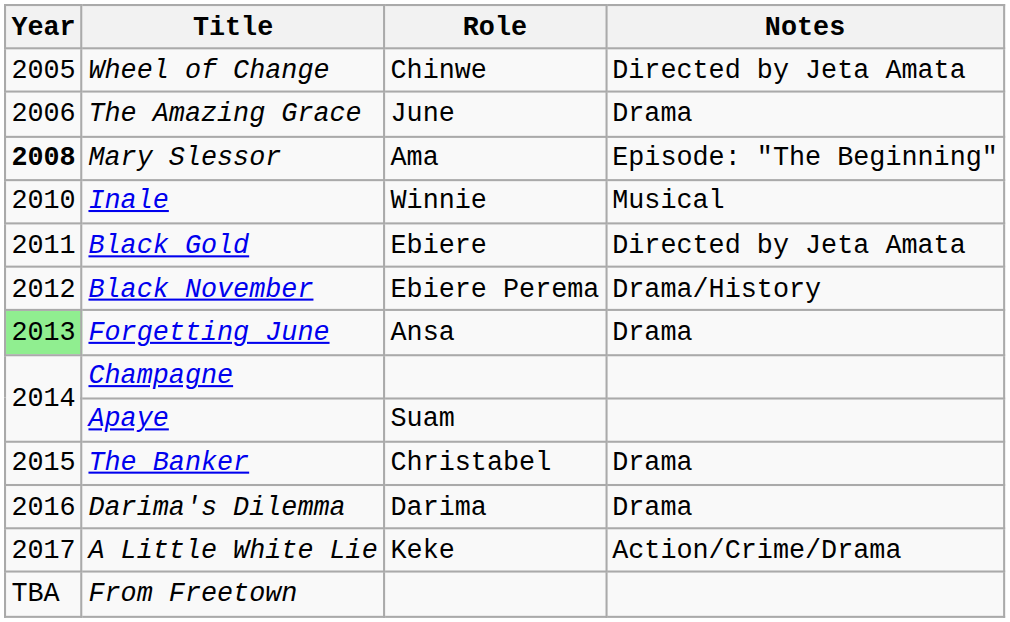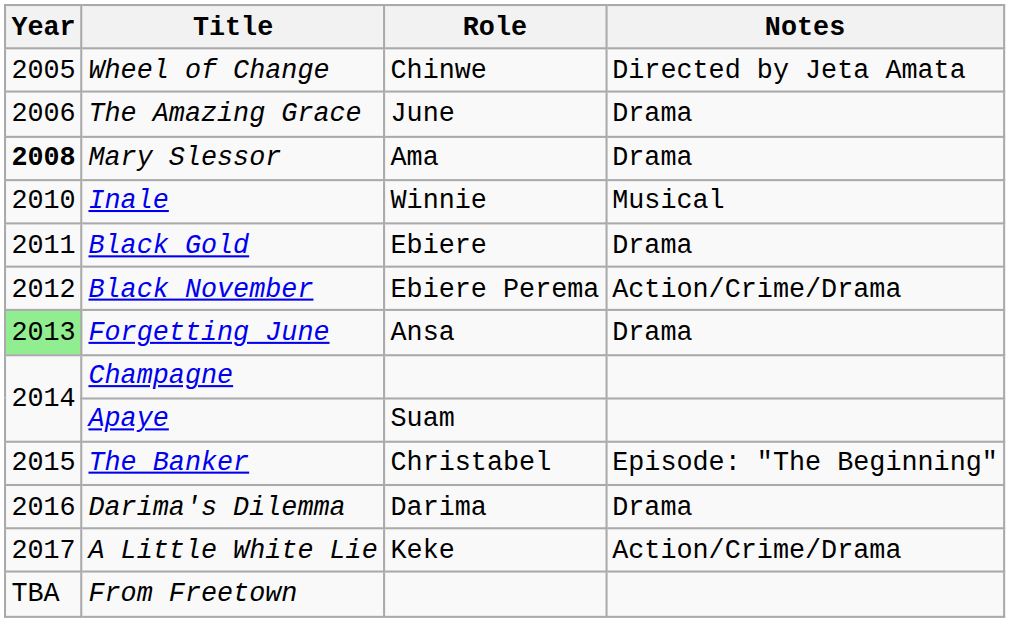(805, 158) Episode: "The Beginning" -> (652, 158) Drama
(789, 245) Directed by Jeta Amata -> (652, 245) Drama
(717, 289) Drama/History -> (757, 289) Action/Crime/Drama
(652, 463) Drama -> (805, 463) Episode: "The Beginning"
